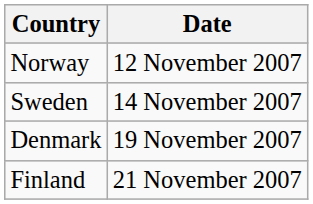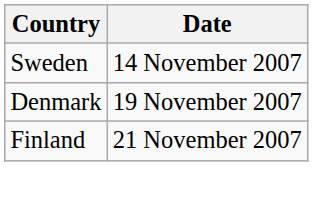- row: (50, 62)
